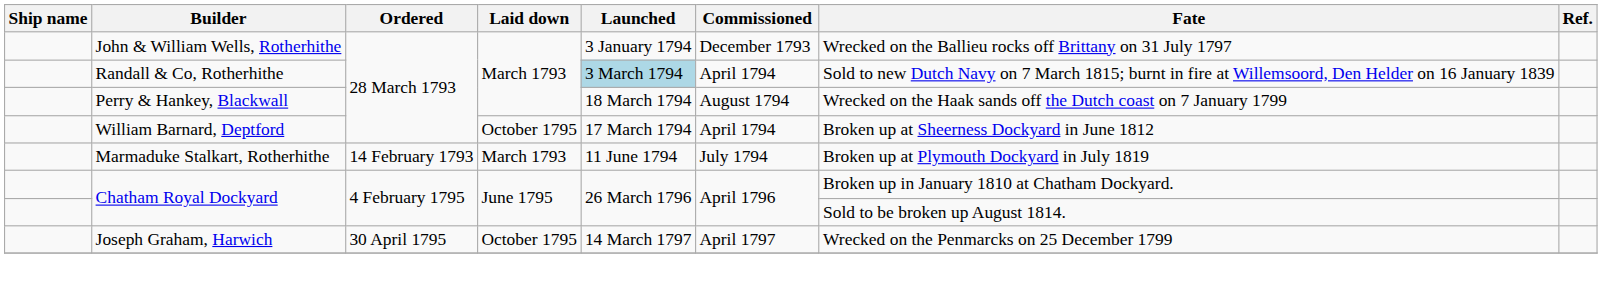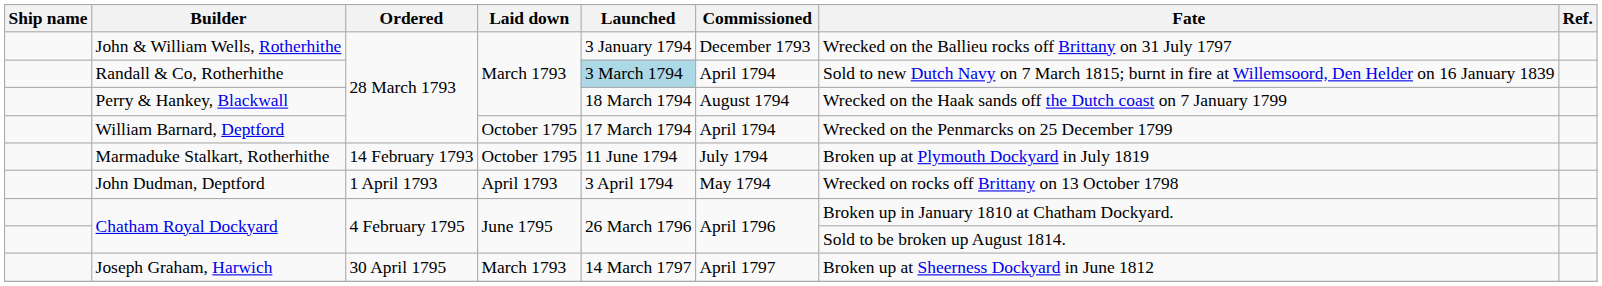(988, 128) Broken up at Sheerness Dockyard in June 1812 -> (998, 128) Wrecked on the Penmarcks on 25 December 1799
(524, 156) March 1793 -> (529, 156) October 1795
+ row: (180, 184)
(529, 239) October 1795 -> (524, 267) March 1793
(998, 239) Wrecked on the Penmarcks on 25 December 1799 -> (988, 267) Broken up at Sheerness Dockyard in June 1812
